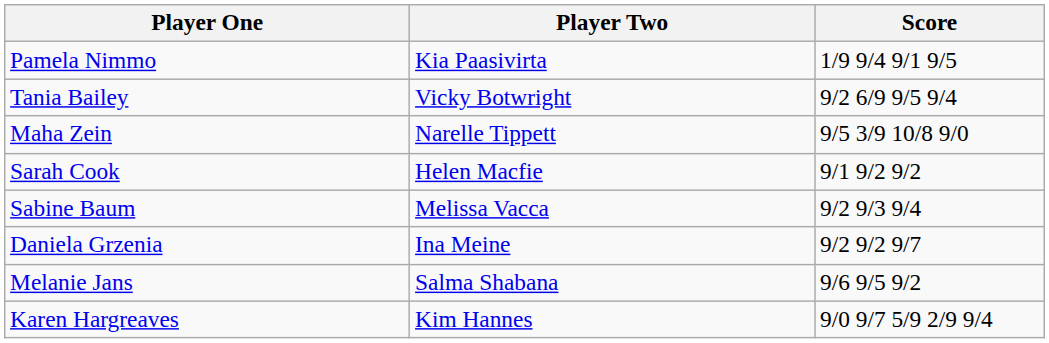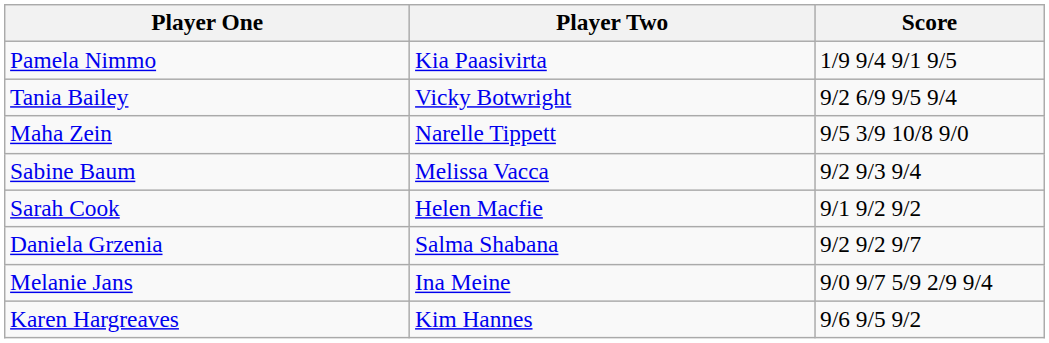rows swapped: (73, 208) <-> (65, 171)
(463, 245) Ina Meine -> (487, 245) Salma Shabana
(487, 282) Salma Shabana -> (463, 282) Ina Meine
(871, 282) 9/6 9/5 9/2 -> (906, 282) 9/0 9/7 5/9 2/9 9/4
(906, 319) 9/0 9/7 5/9 2/9 9/4 -> (871, 319) 9/6 9/5 9/2
